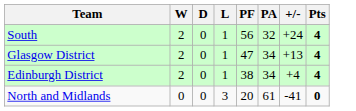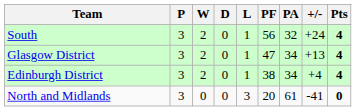+ column: (181, 14)
